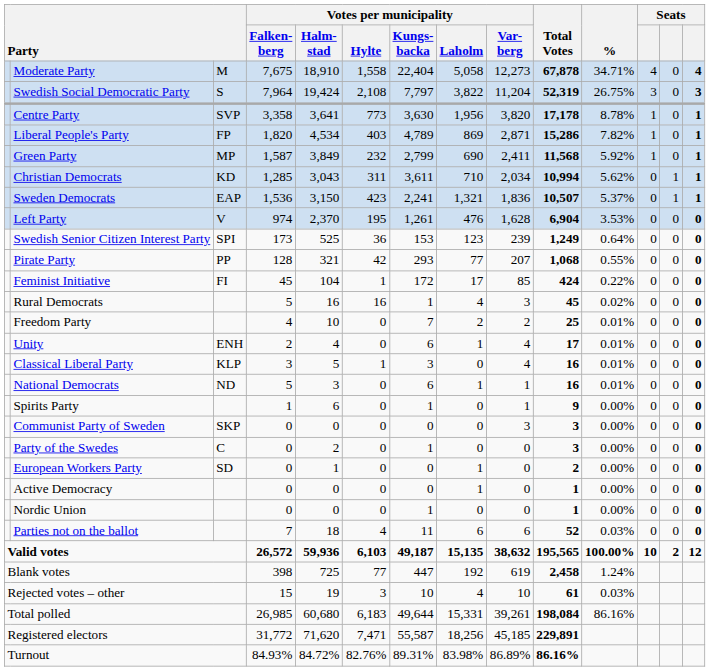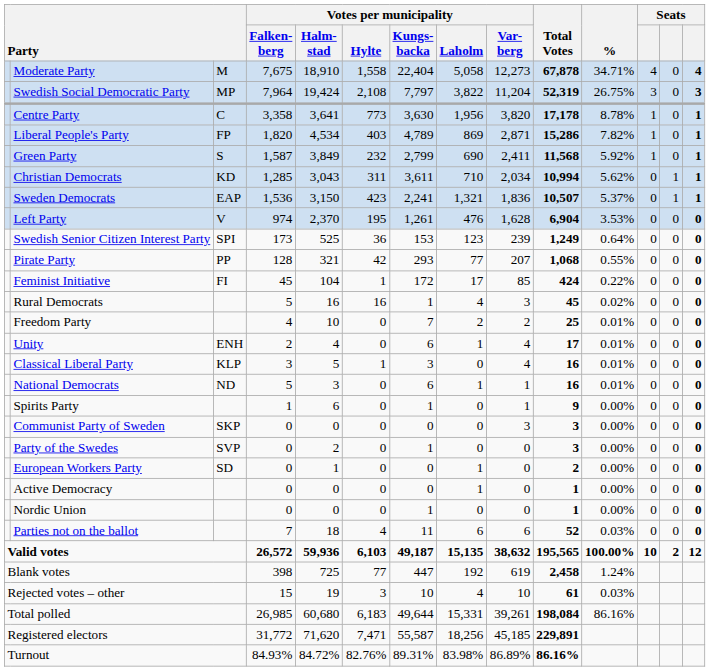(220, 92) S -> (226, 92) MP
(228, 114) SVP -> (221, 114) C
(226, 156) MP -> (220, 156) S
(221, 447) C -> (228, 447) SVP
